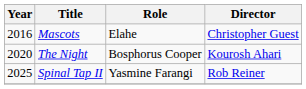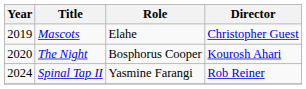(20, 34) 2016 -> (20, 34) 2019
(20, 73) 2025 -> (20, 73) 2024
